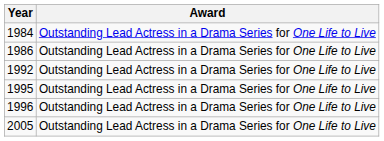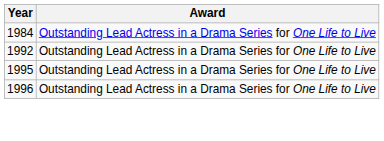- row: (20, 51)
- row: (20, 126)
